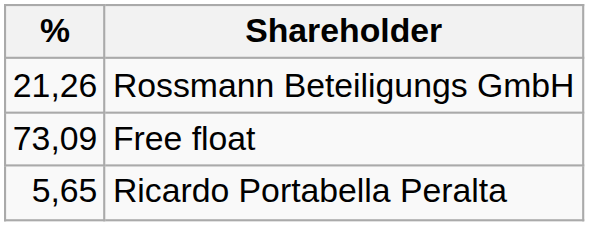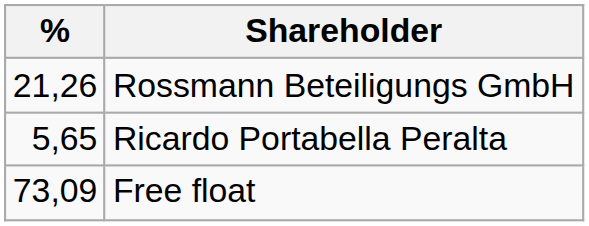rows swapped: (310, 191) <-> (184, 138)
